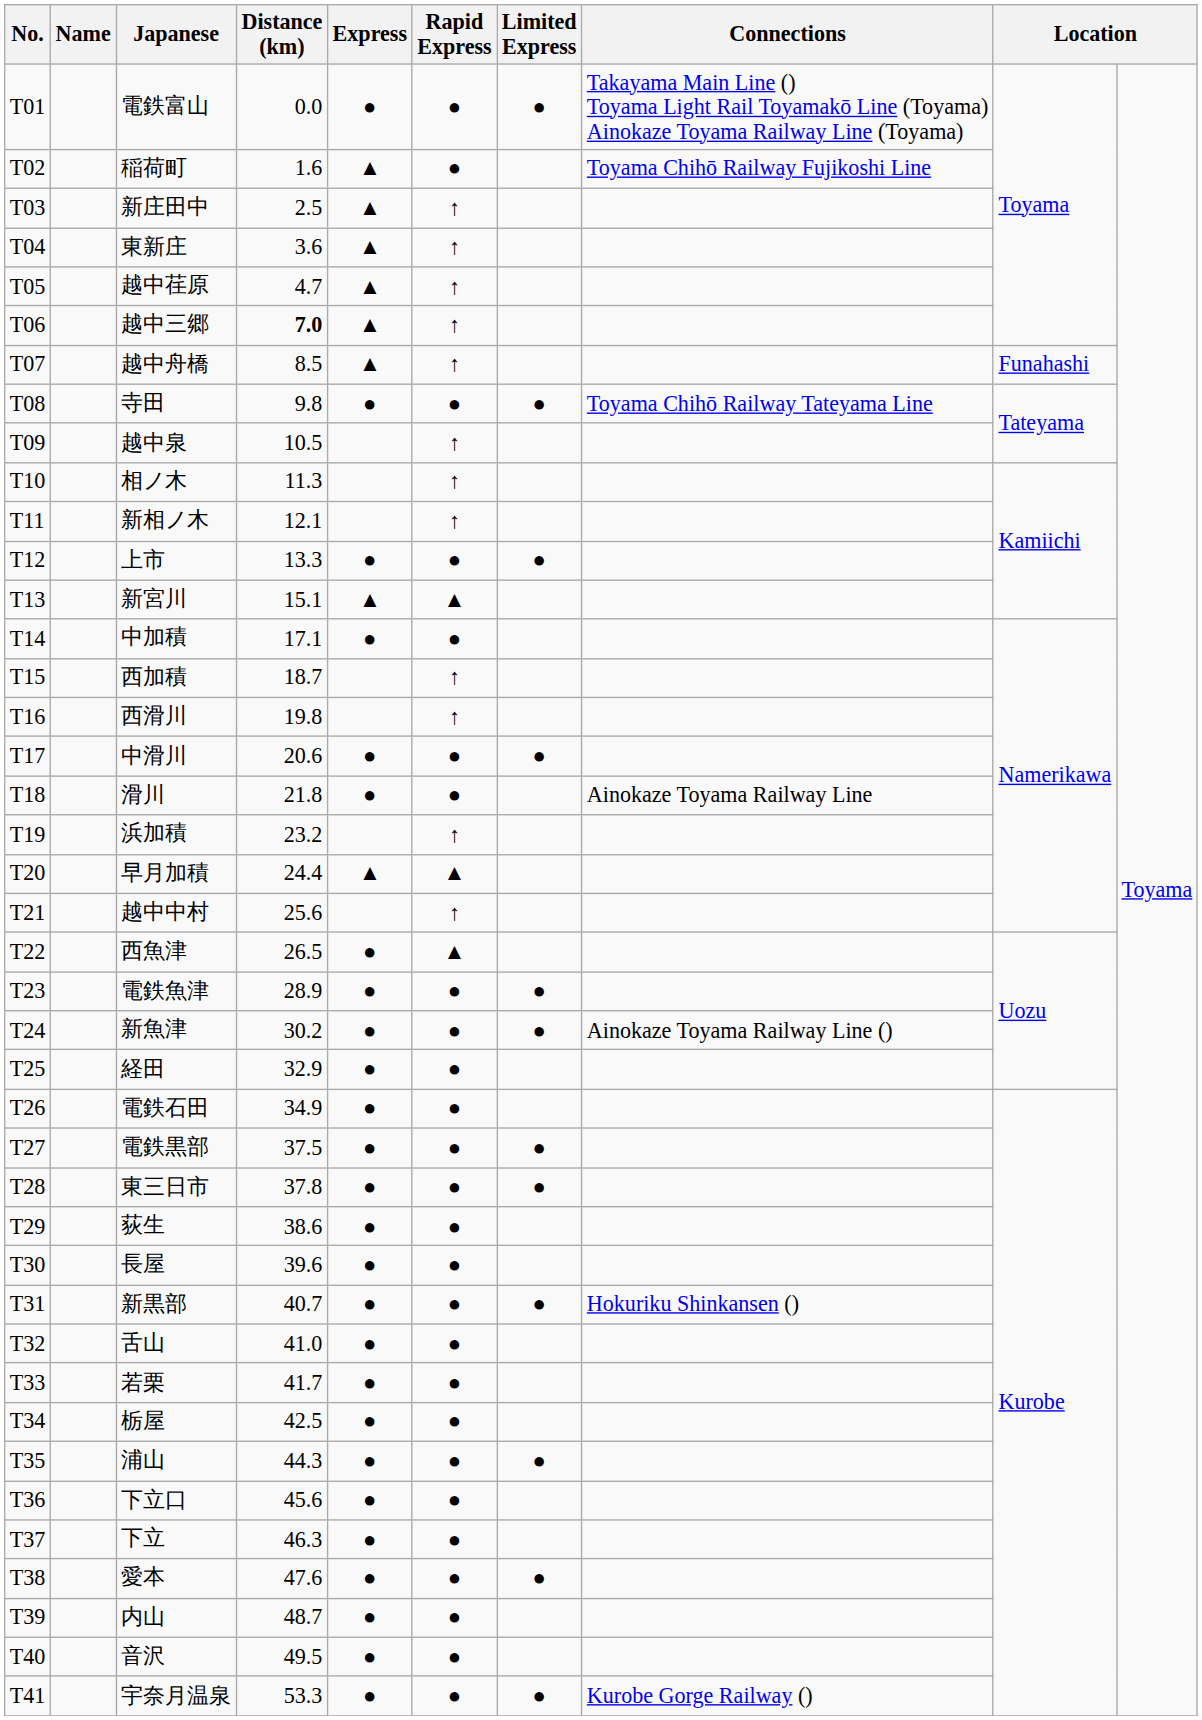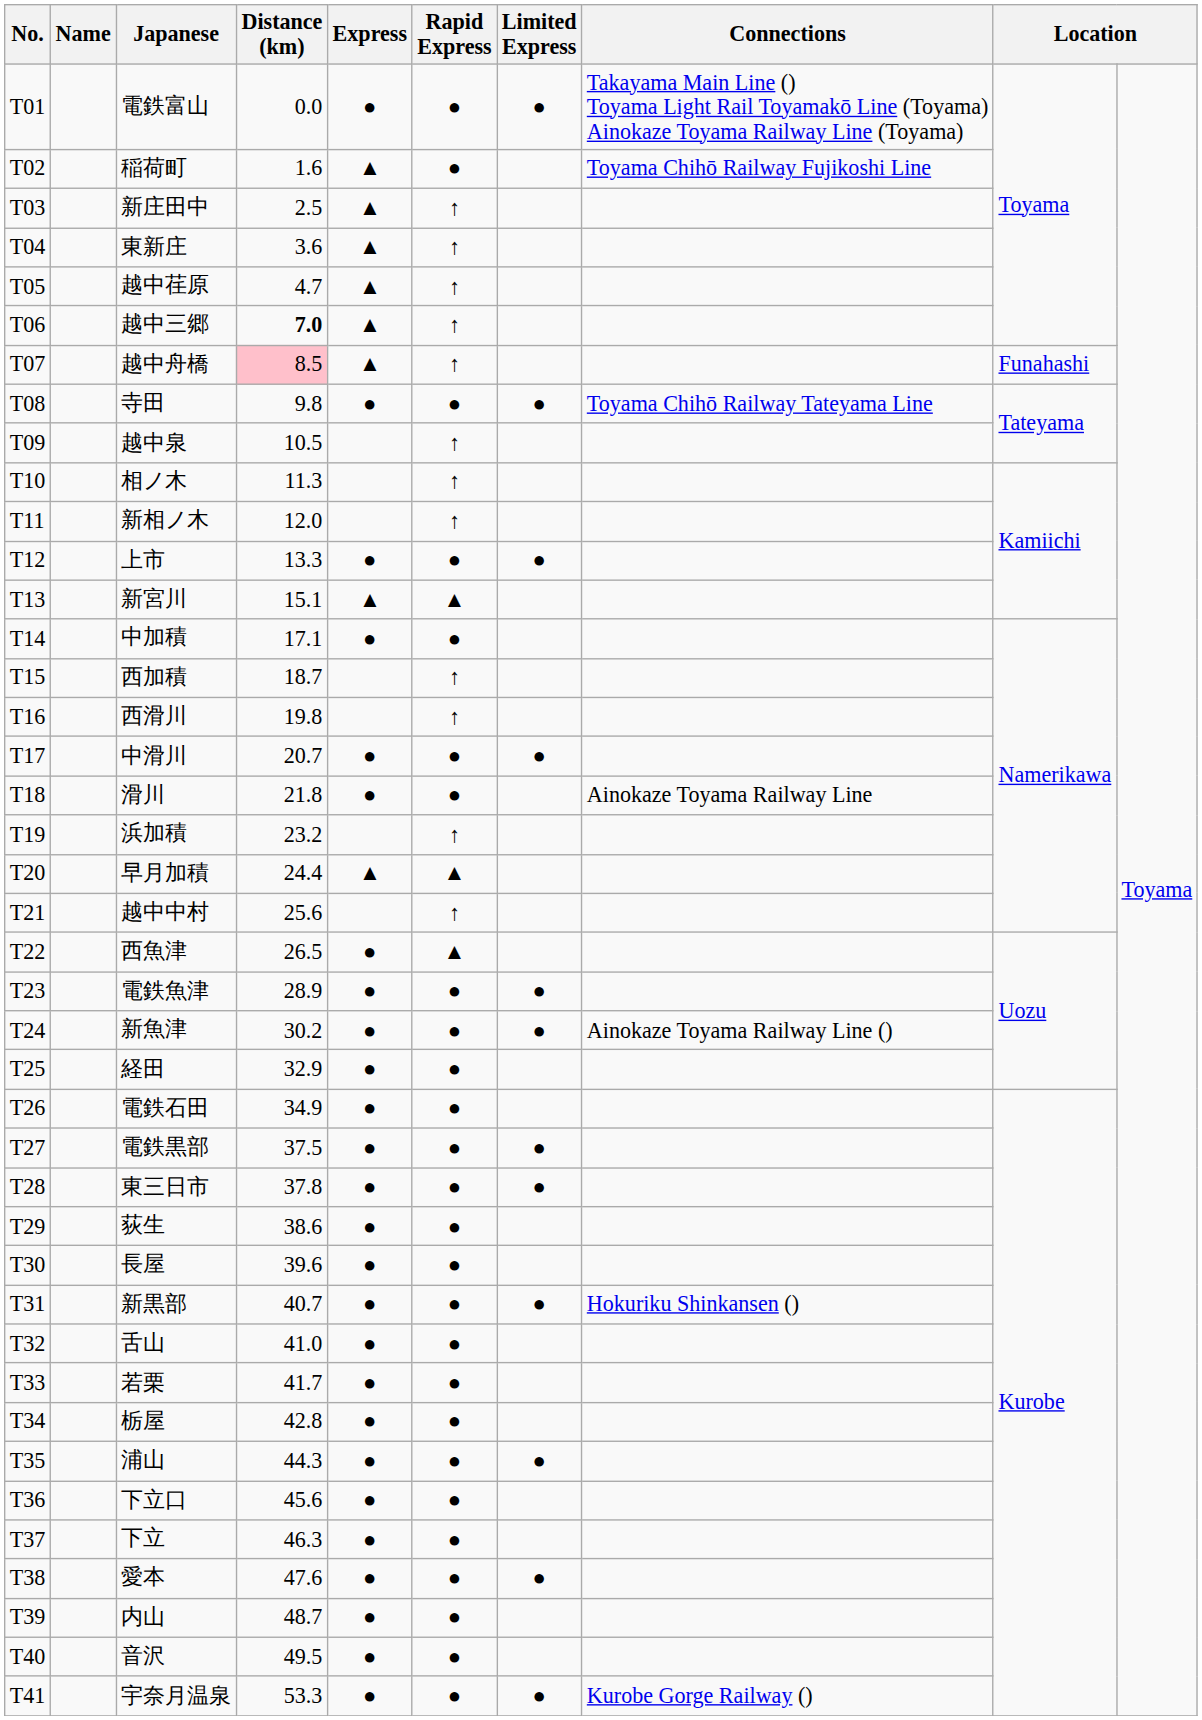(309, 364) no background -> (309, 364) pink background
(303, 521) 12.1 -> (303, 521) 12.0
(303, 755) 20.6 -> (303, 755) 20.7
(303, 1421) 42.5 -> (303, 1421) 42.8
